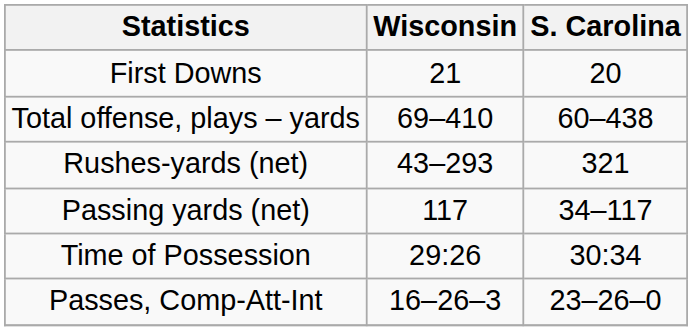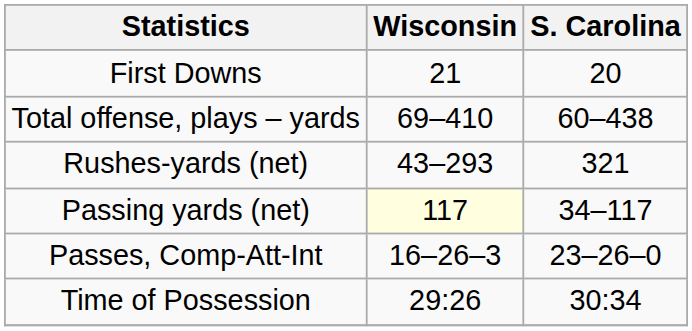(445, 210) no background -> (445, 210) lightyellow background
rows swapped: (186, 301) <-> (186, 255)
